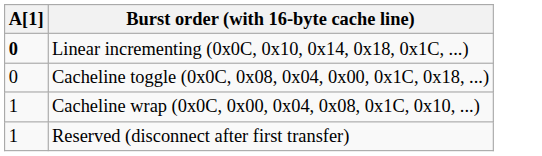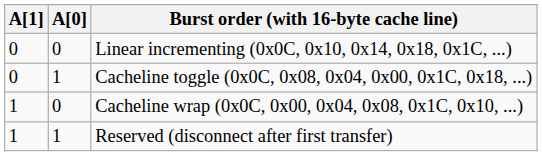+ column: (69, 19)
(13, 48) bold -> (13, 48) normal
